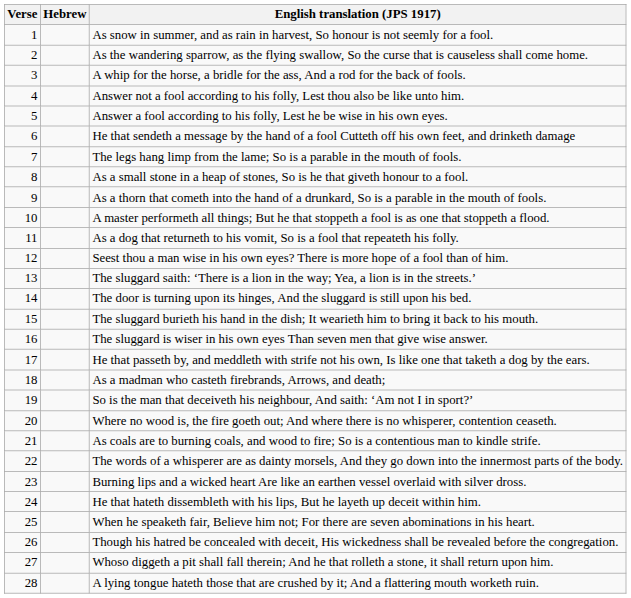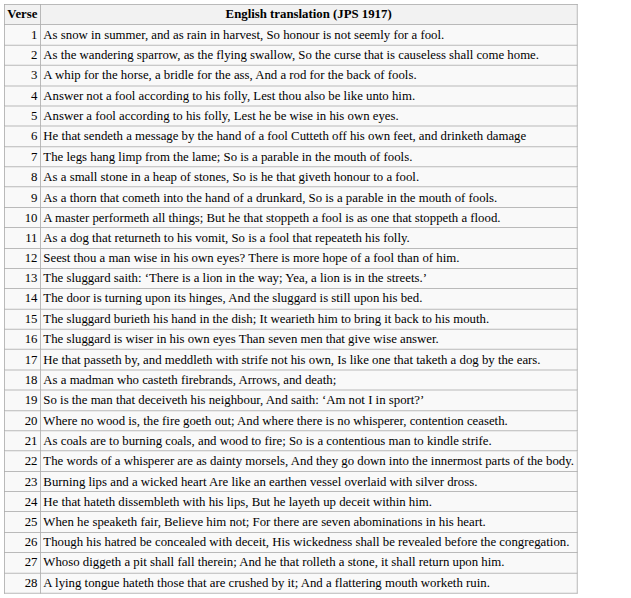- column: (65, 14)
